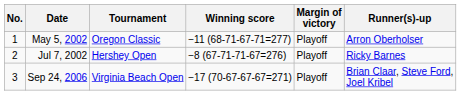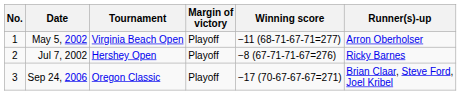columns swapped: (240, 18) <-> (319, 18)
(126, 40) Oregon Classic -> (138, 40) Virginia Beach Open
(138, 77) Virginia Beach Open -> (126, 77) Oregon Classic
